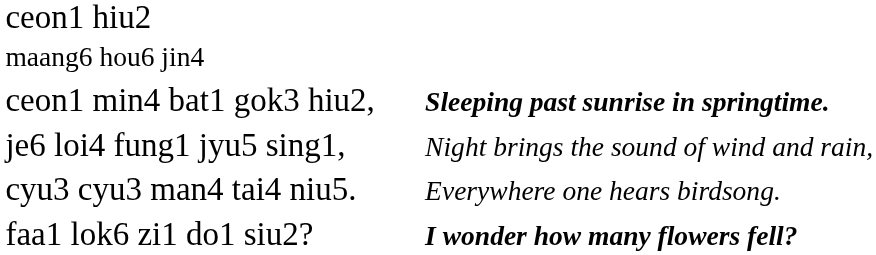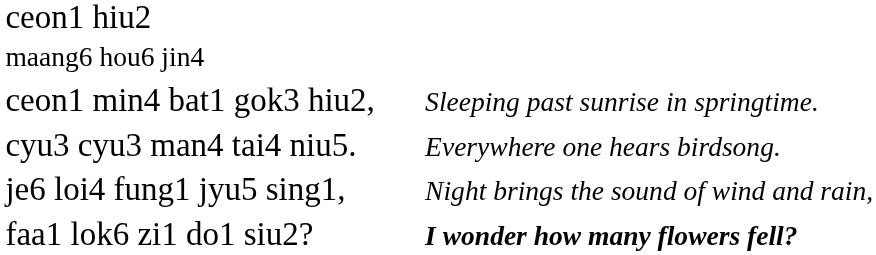(627, 100) bold -> (622, 101) normal
rows swapped: (181, 189) <-> (175, 144)
